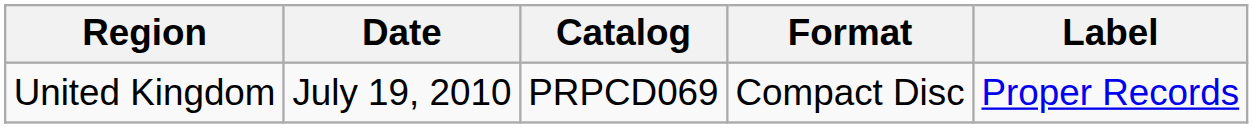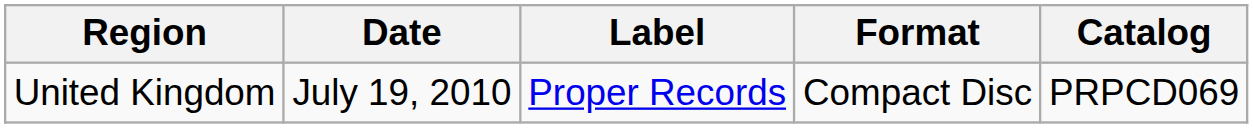columns swapped: (1110, 33) <-> (623, 33)
